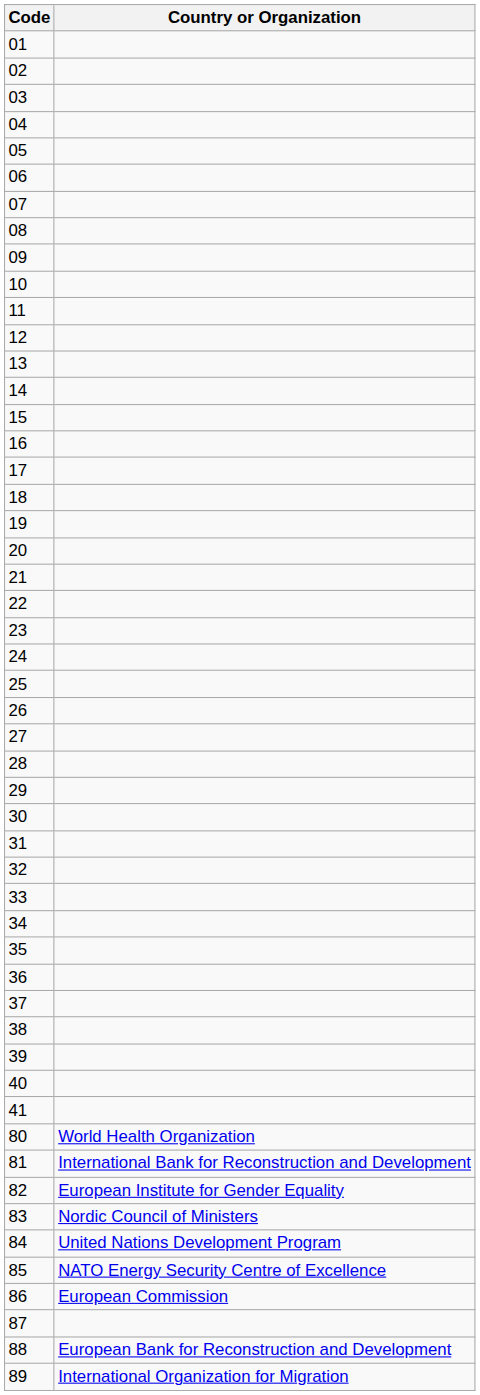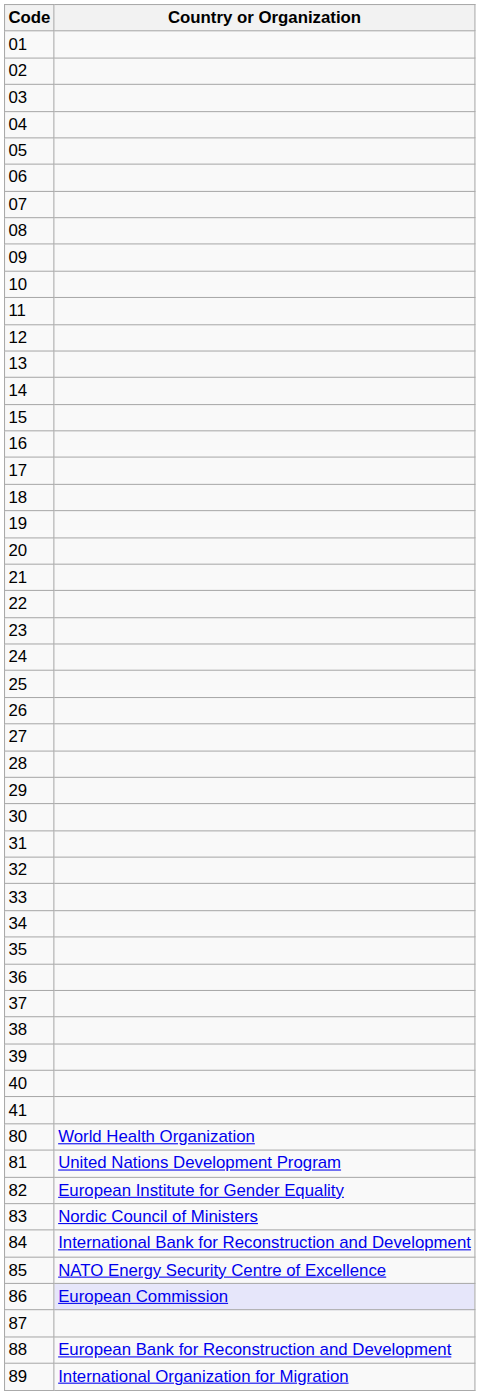(265, 1163) International Bank for Reconstruction and Development -> (200, 1163) United Nations Development Program
(200, 1243) United Nations Development Program -> (265, 1243) International Bank for Reconstruction and Development
(143, 1296) no background -> (143, 1296) lavender background
